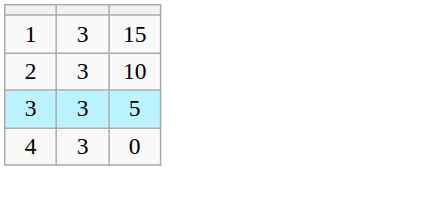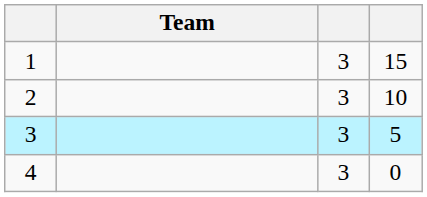+ column: (187, 23)
